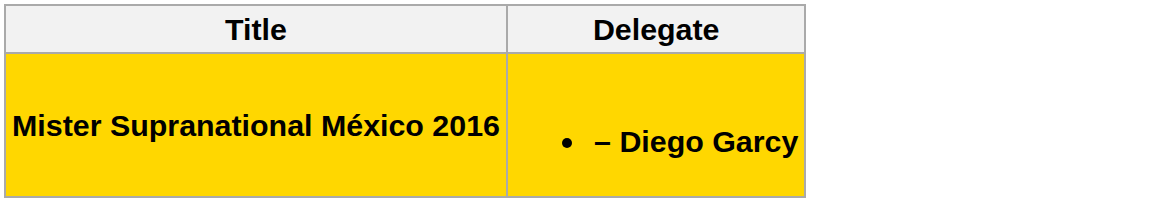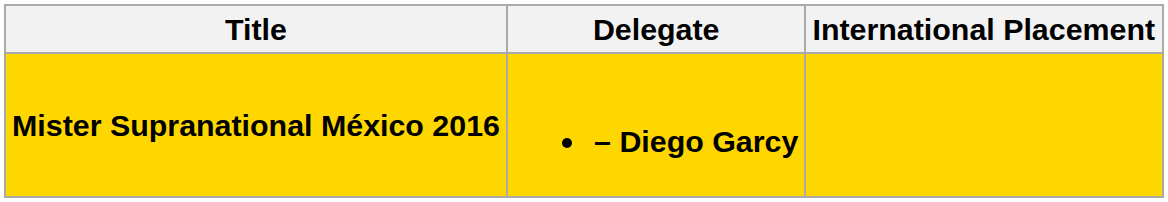+ column: (984, 29)
